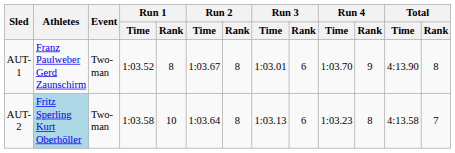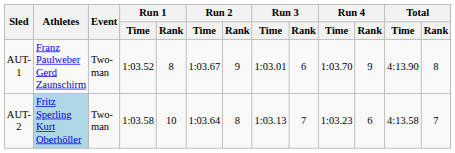(237, 66) 8 -> (237, 66) 9
(304, 121) 6 -> (304, 121) 7
(370, 121) 8 -> (370, 121) 6
